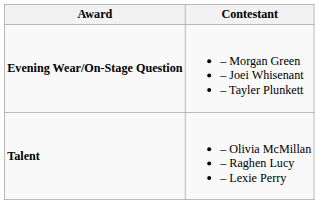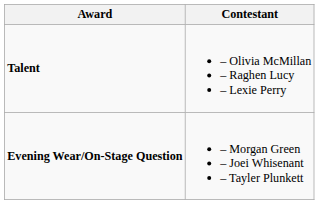rows swapped: (95, 68) <-> (24, 156)
